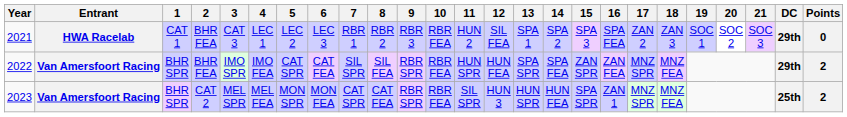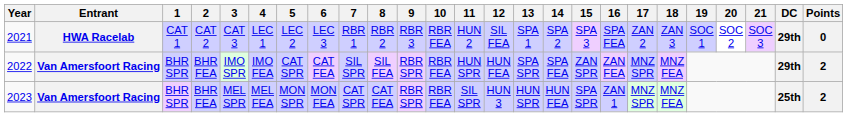(206, 37) BHR FEA -> (206, 37) CAT 2
(206, 96) CAT 2 -> (206, 96) BHR FEA
